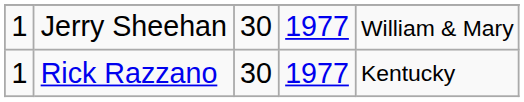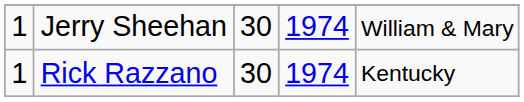(317, 27) 1977 -> (317, 27) 1974
(317, 72) 1977 -> (317, 72) 1974
